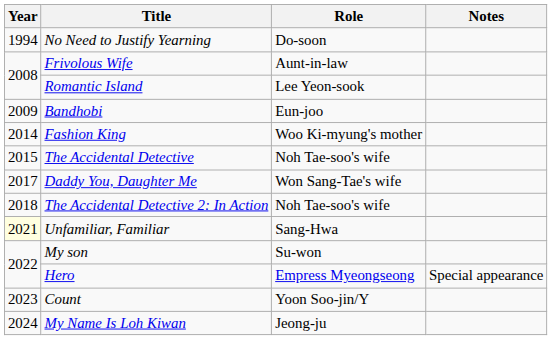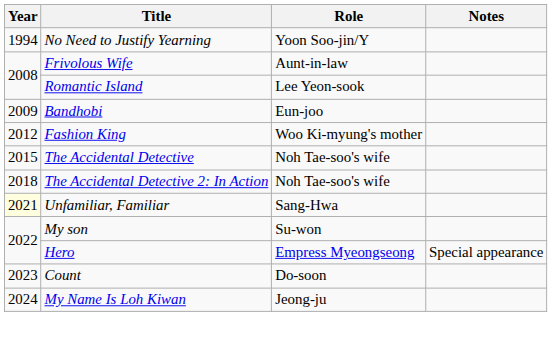(301, 39) Do-soon -> (322, 39) Yoon Soo-jin/Y
(23, 134) 2014 -> (23, 134) 2012
- row: (121, 181)
(322, 299) Yoon Soo-jin/Y -> (301, 275) Do-soon
